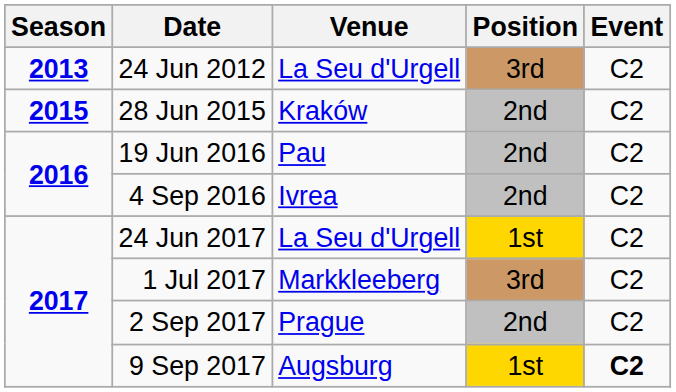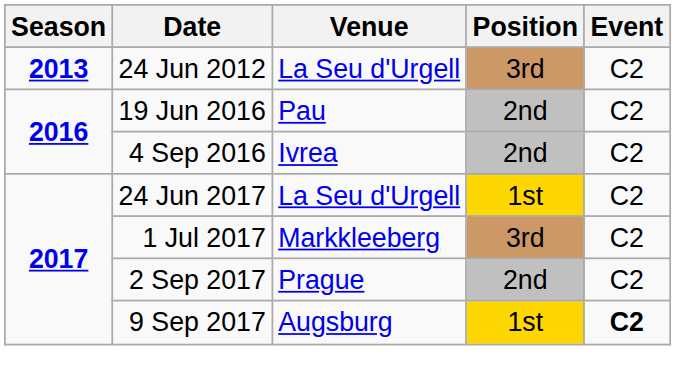- row: (192, 111)
